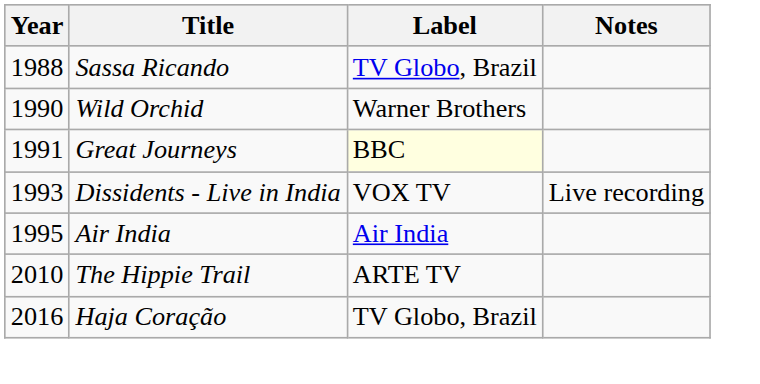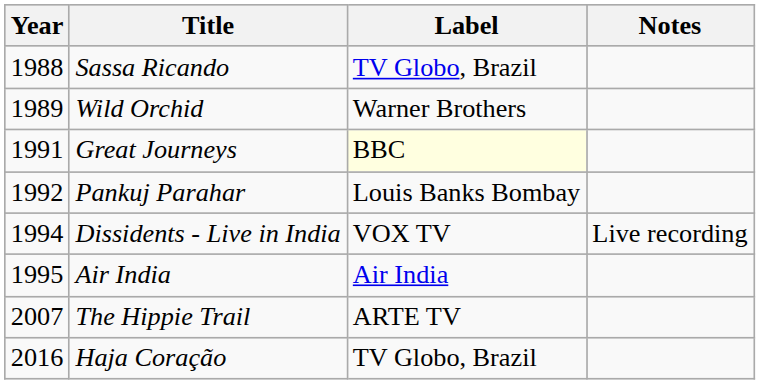(37, 108) 1990 -> (37, 108) 1989
+ row: (160, 191)
(37, 191) 1993 -> (37, 233) 1994
(37, 274) 2010 -> (37, 316) 2007
